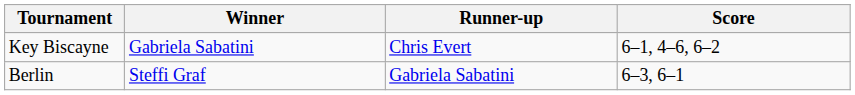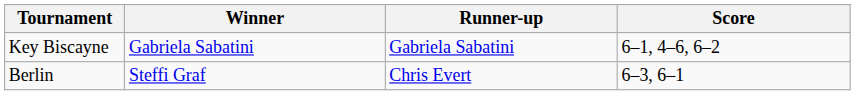(430, 47) Chris Evert -> (452, 47) Gabriela Sabatini
(452, 75) Gabriela Sabatini -> (430, 75) Chris Evert
